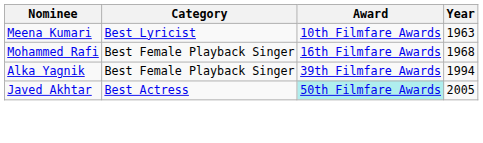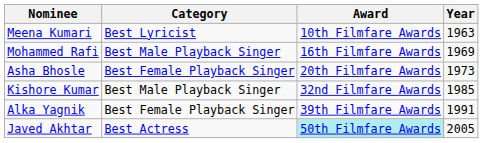(199, 52) Best Female Playback Singer -> (192, 52) Best Male Playback Singer
(461, 52) 1968 -> (461, 52) 1969
+ row: (46, 71)
+ row: (53, 90)
(461, 71) 1994 -> (461, 109) 1991
